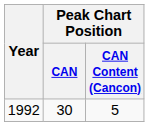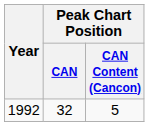(64, 110) 30 -> (64, 110) 32
